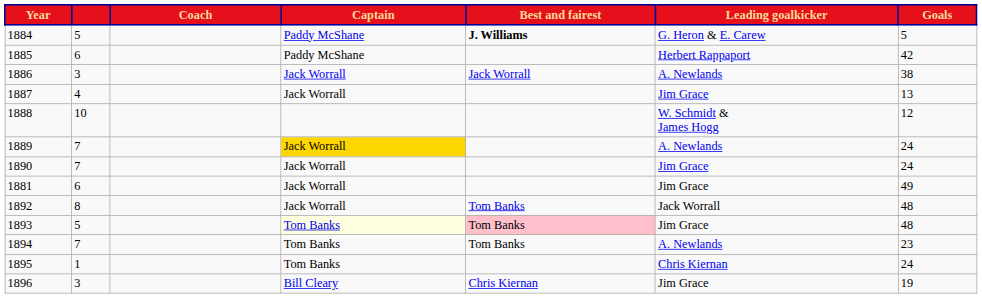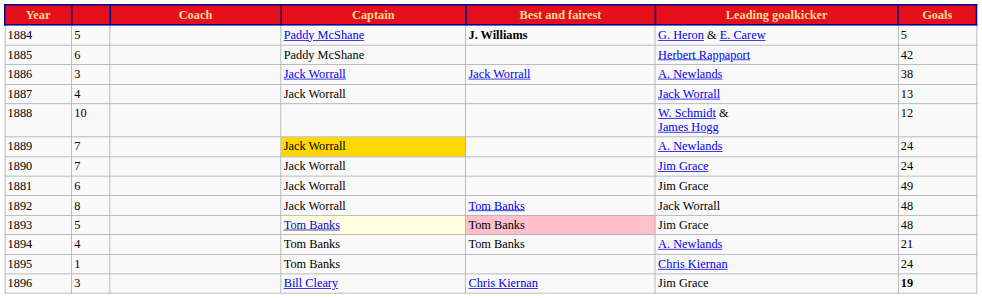(683, 93) Jim Grace -> (689, 93) Jack Worrall
(77, 244) 7 -> (77, 244) 4
(907, 244) 23 -> (907, 244) 21
(907, 283) normal -> (907, 283) bold
